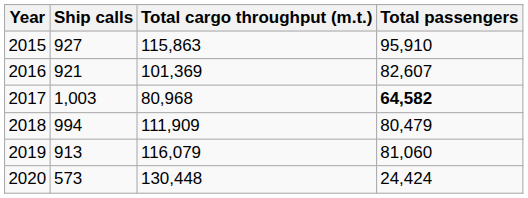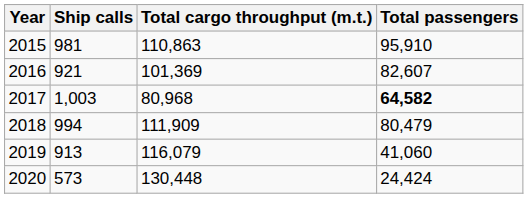(68, 44) 927 -> (68, 44) 981
(171, 44) 115,863 -> (171, 44) 110,863
(406, 152) 81,060 -> (406, 152) 41,060
